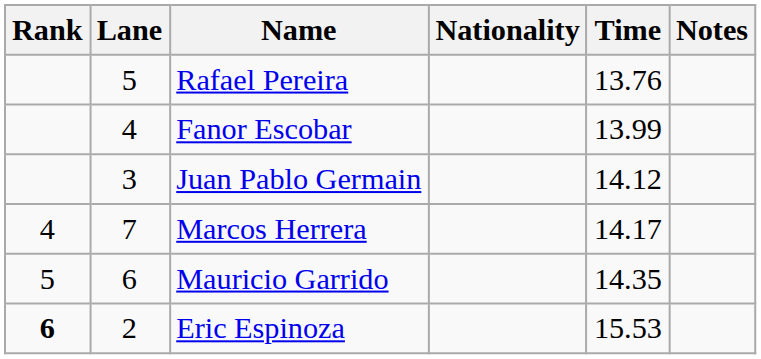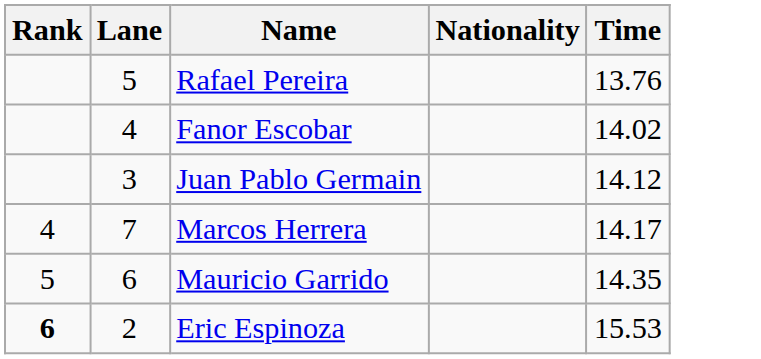- column: (712, 29)
(628, 129) 13.99 -> (628, 129) 14.02
